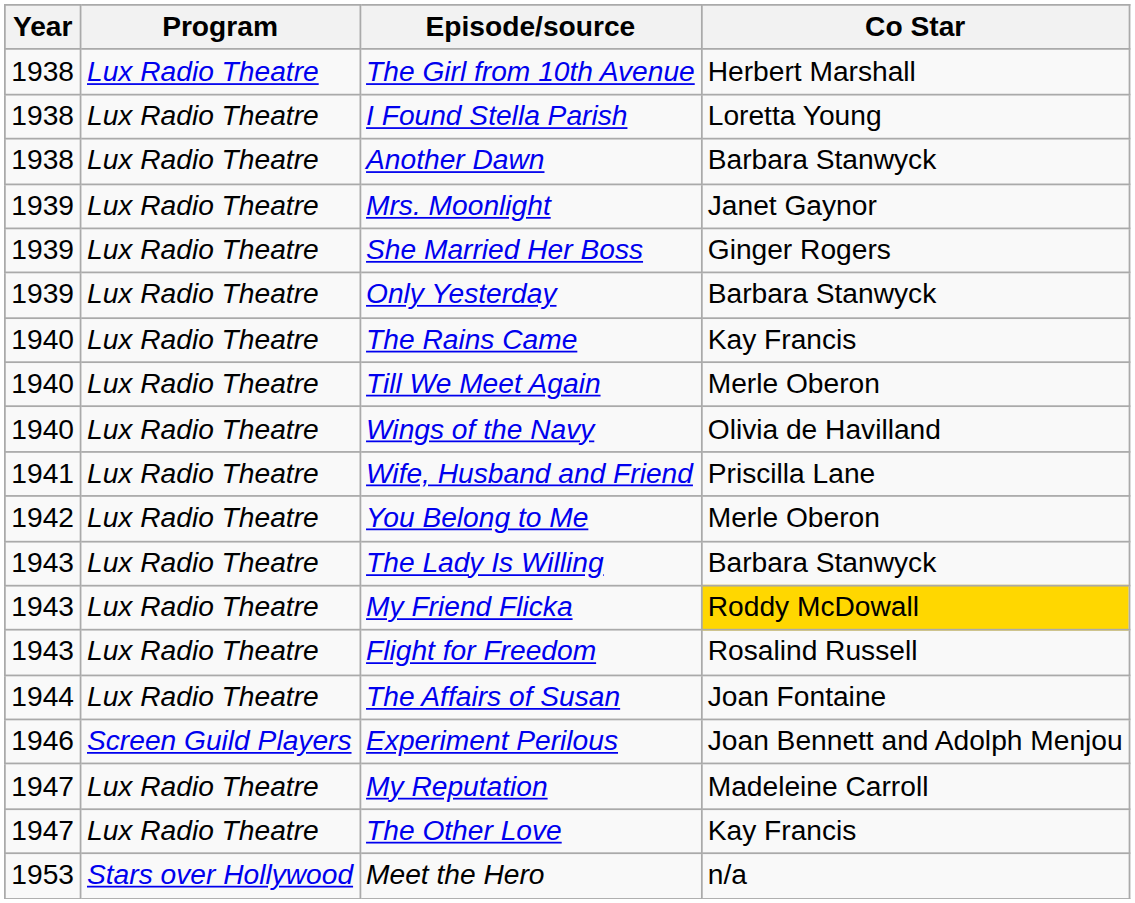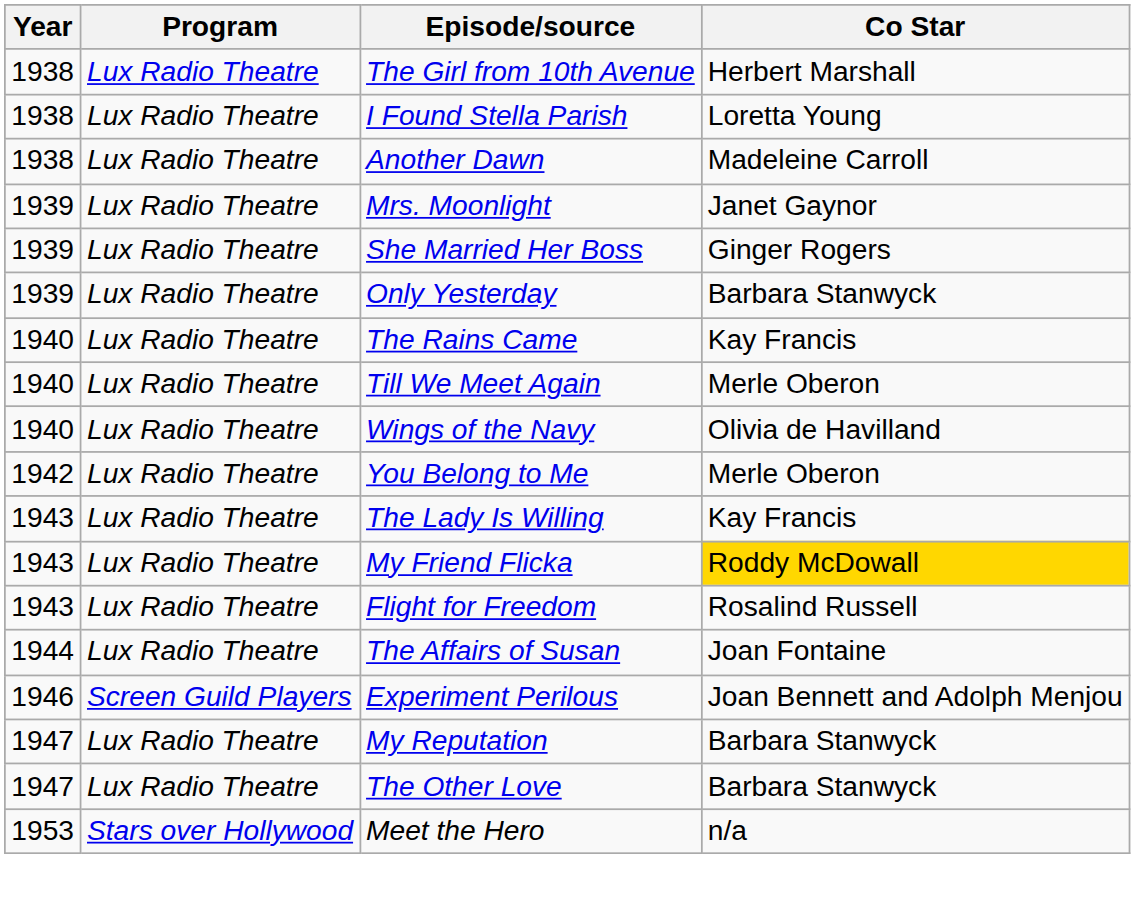(822, 160) Barbara Stanwyck -> (818, 160) Madeleine Carroll
- row: (529, 473)
(822, 562) Barbara Stanwyck -> (782, 518) Kay Francis
(818, 786) Madeleine Carroll -> (822, 741) Barbara Stanwyck
(782, 830) Kay Francis -> (822, 786) Barbara Stanwyck
